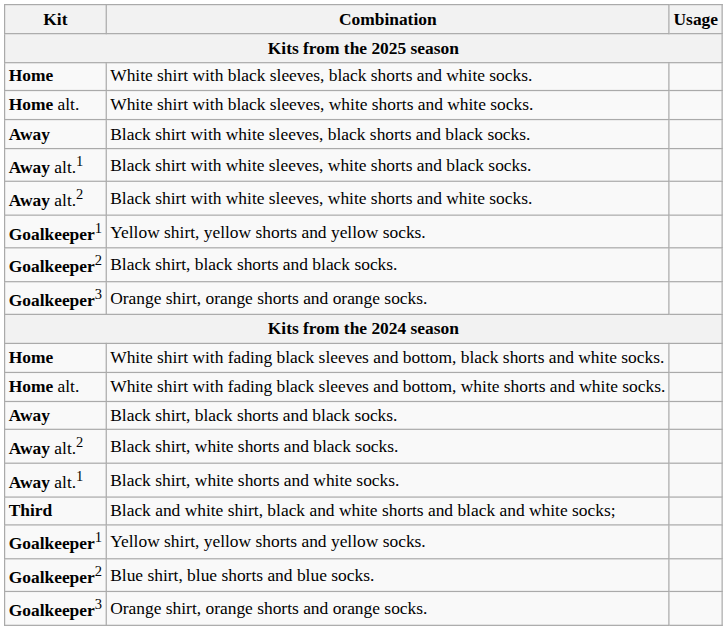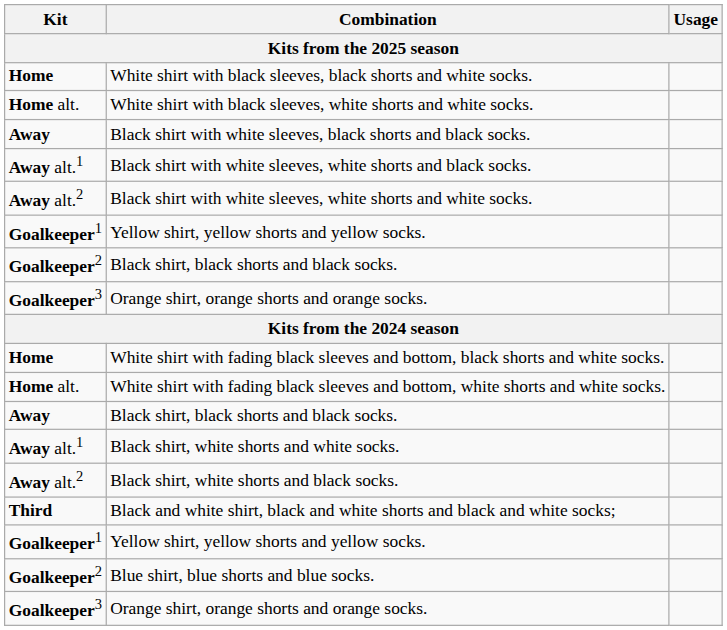rows swapped: (46, 480) <-> (46, 446)
